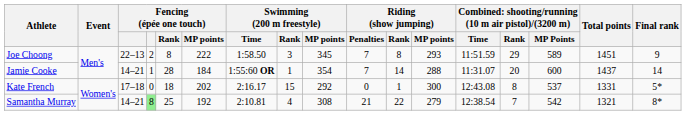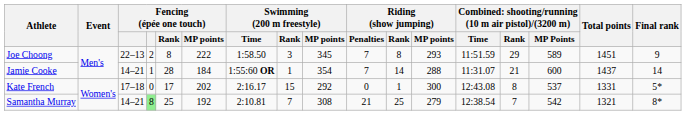(514, 71) 20 -> (514, 71) 21
(169, 87) 18 -> (169, 87) 17
(290, 102) 4 -> (290, 102) 7
(399, 102) 22 -> (399, 102) 25
